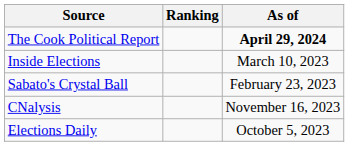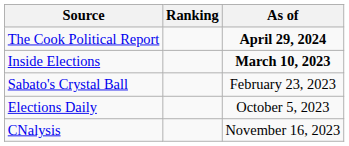(283, 61) normal -> (283, 61) bold
rows swapped: (52, 130) <-> (34, 107)
